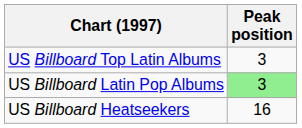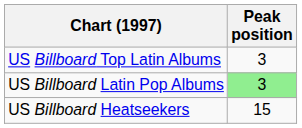(262, 110) 16 -> (262, 110) 15
